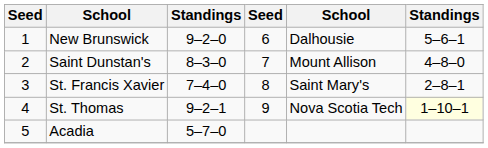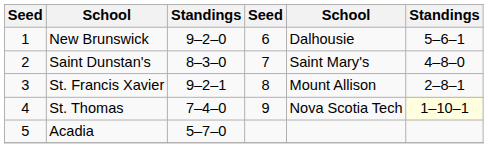(333, 62) Mount Allison -> (329, 62) Saint Mary's
(206, 85) 7–4–0 -> (206, 85) 9–2–1
(329, 85) Saint Mary's -> (333, 85) Mount Allison
(206, 108) 9–2–1 -> (206, 108) 7–4–0
